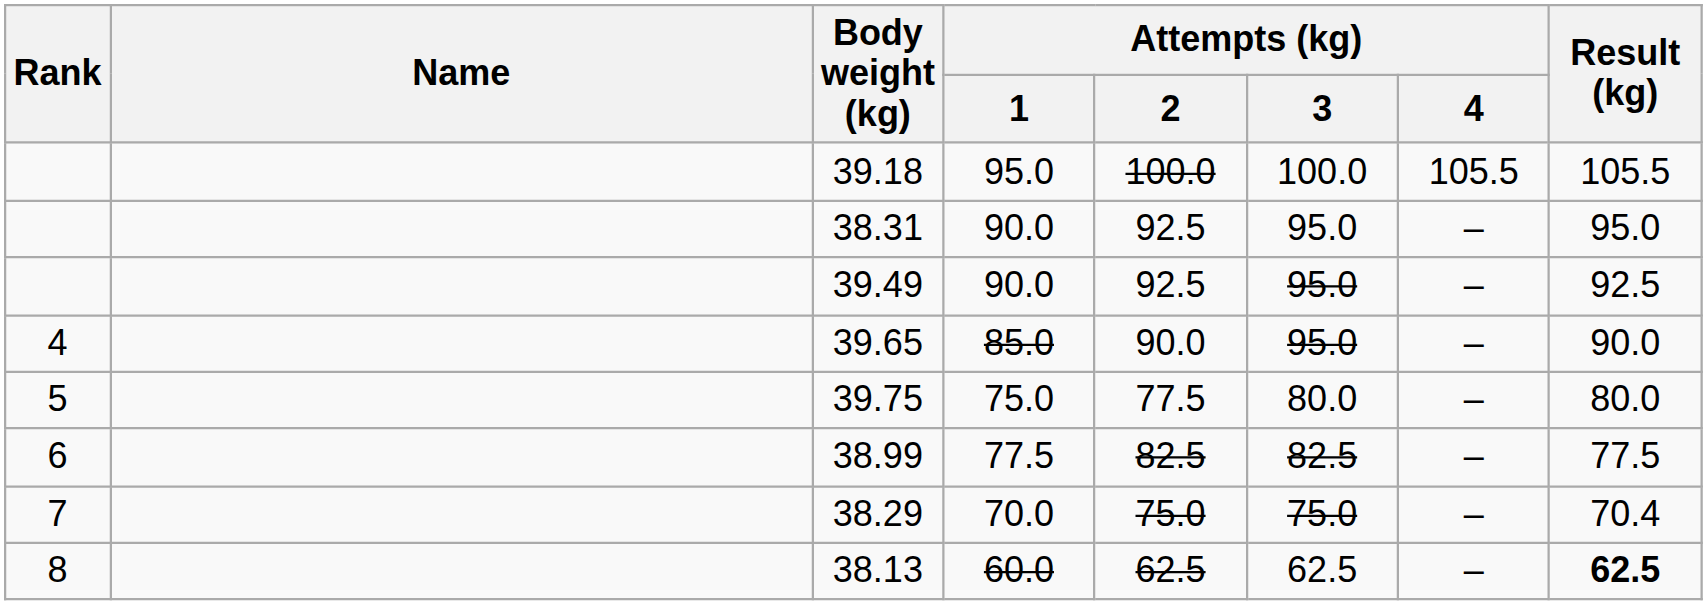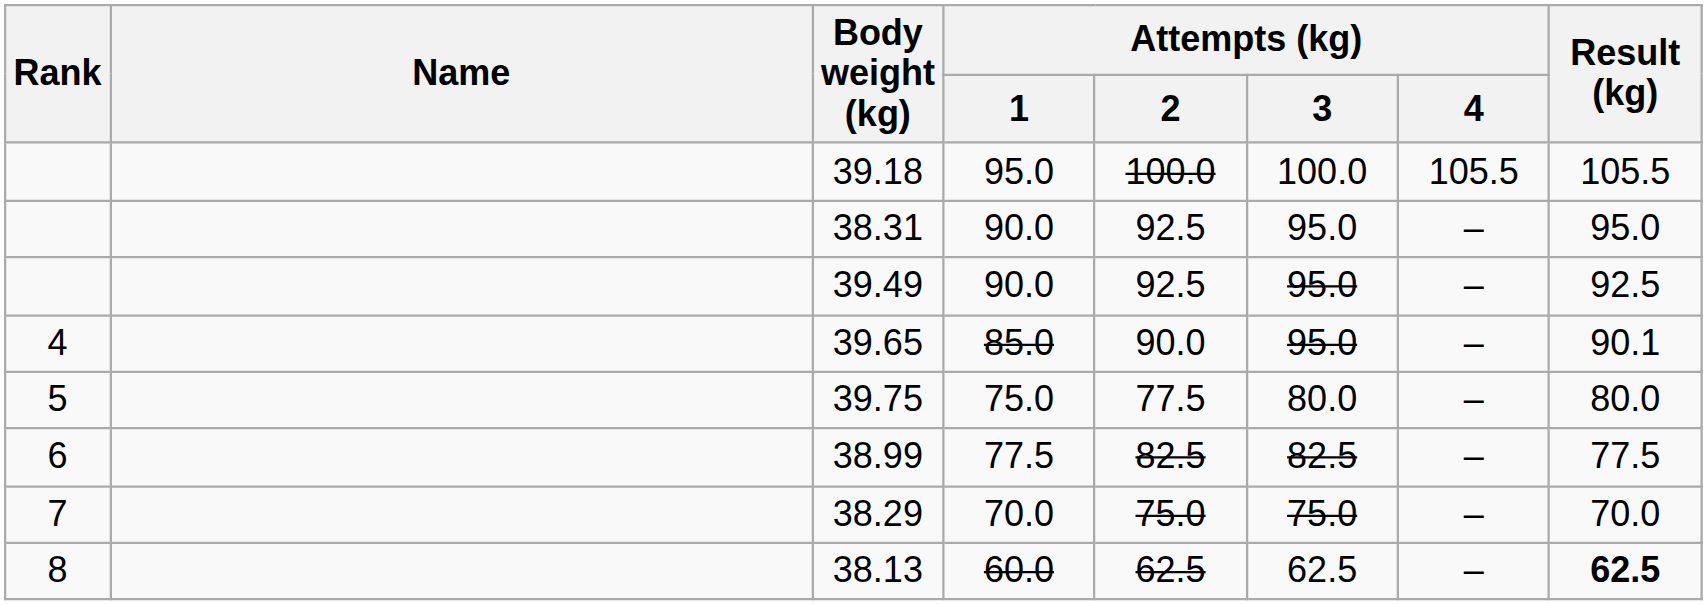(1625, 342) 90.0 -> (1625, 342) 90.1
(1625, 513) 70.4 -> (1625, 513) 70.0
